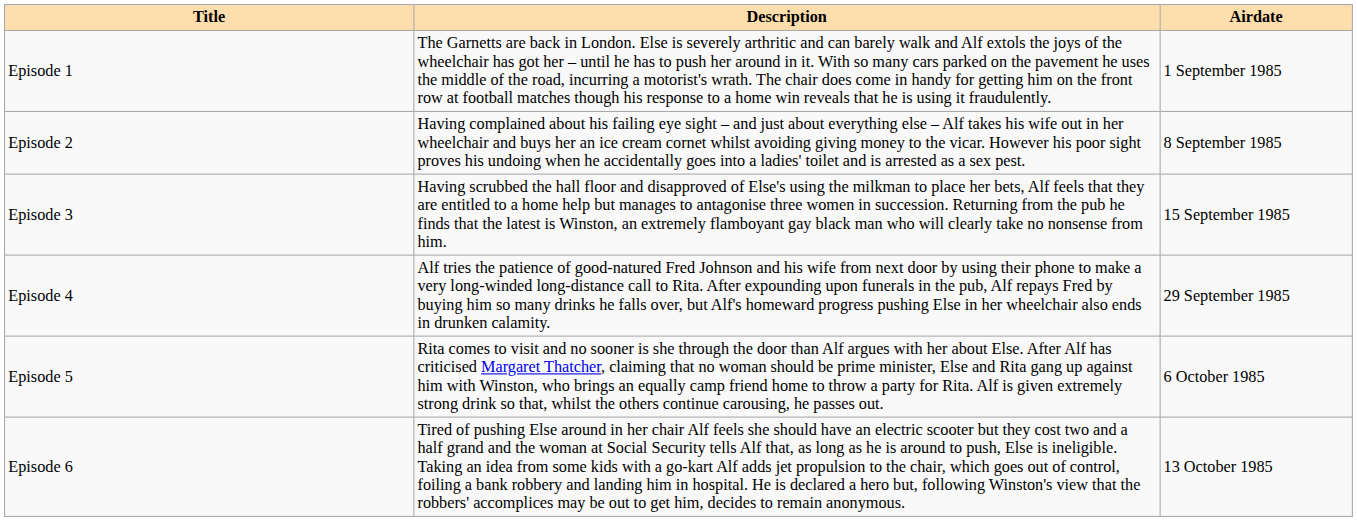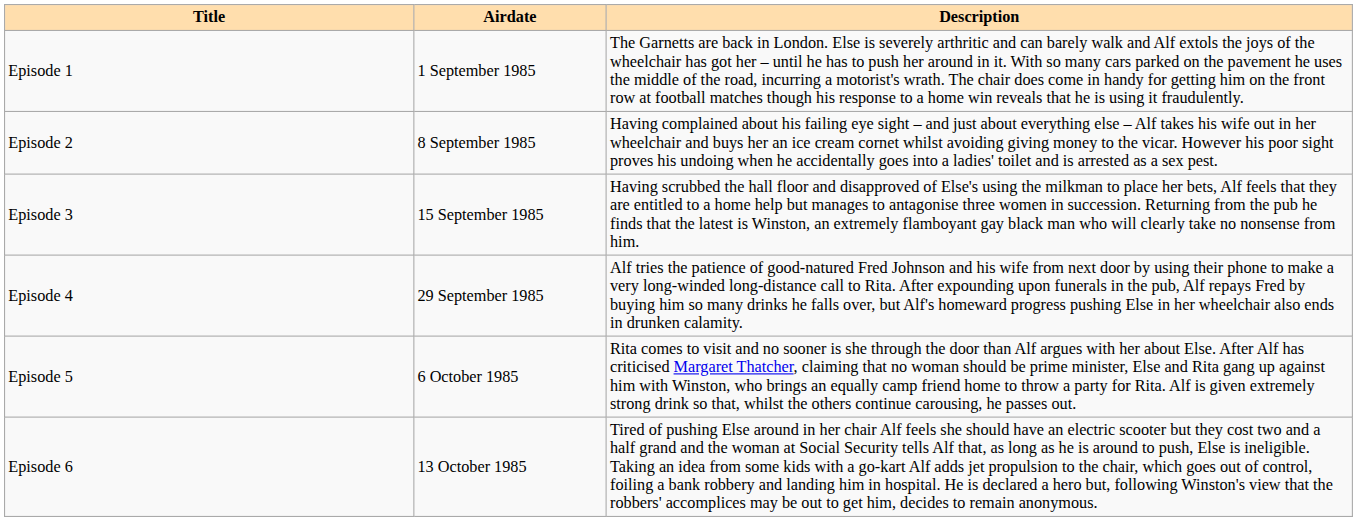columns swapped: (1256, 17) <-> (787, 17)
